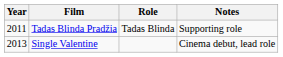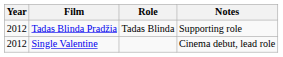(17, 28) 2011 -> (17, 28) 2012
(17, 44) 2013 -> (17, 44) 2012
